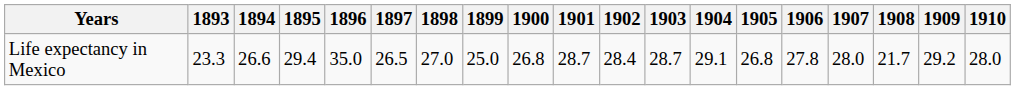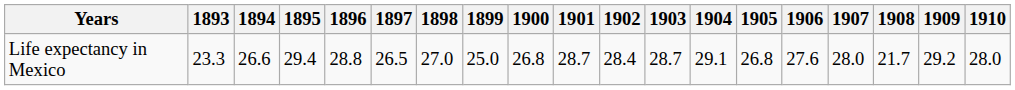(346, 59) 35.0 -> (346, 59) 28.8
(802, 59) 27.8 -> (802, 59) 27.6
